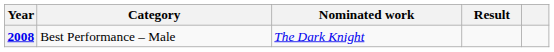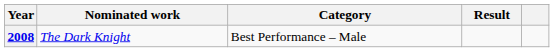columns swapped: (154, 15) <-> (367, 15)
